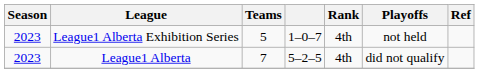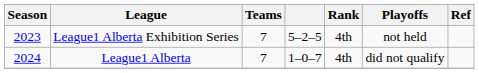(263, 36) 5 -> (263, 36) 7
(305, 36) 1–0–7 -> (305, 36) 5–2–5
(27, 57) 2023 -> (27, 57) 2024
(305, 57) 5–2–5 -> (305, 57) 1–0–7
